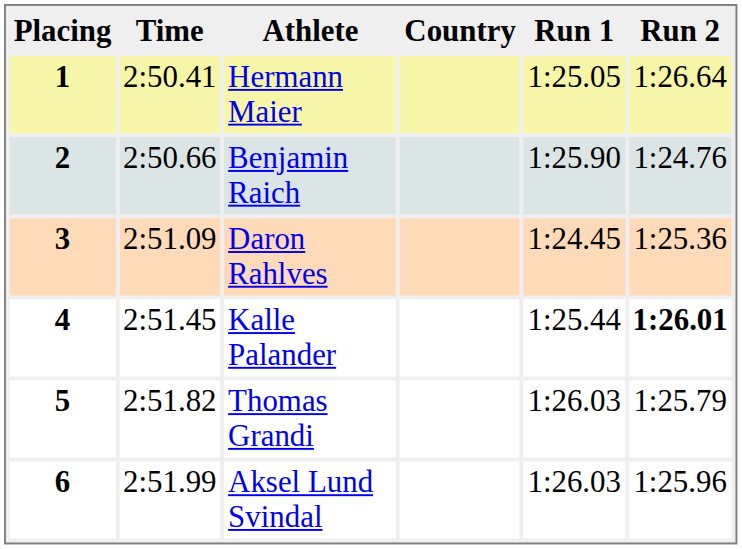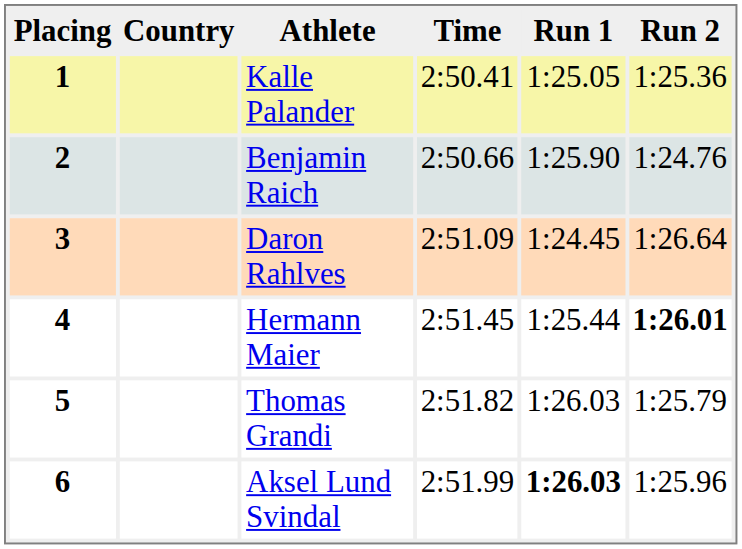columns swapped: (460, 30) <-> (170, 30)
(286, 94) Hermann Maier -> (300, 94) Kalle Palander
(680, 76) 1:26.64 -> (680, 76) 1:25.36
(680, 238) 1:25.36 -> (680, 238) 1:26.64
(282, 337) Kalle Palander -> (304, 337) Hermann Maier
(574, 482) normal -> (573, 482) bold
